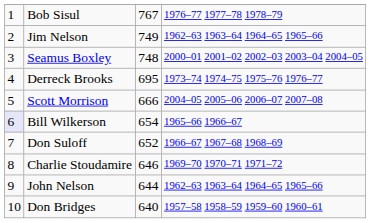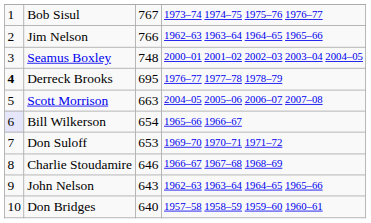(223, 15) 1976–77 1977–78 1978–79 -> (243, 15) 1973–74 1974–75 1975–76 1976–77
(148, 36) 749 -> (148, 36) 766
(11, 79) normal -> (11, 79) bold
(243, 79) 1973–74 1974–75 1975–76 1976–77 -> (223, 79) 1976–77 1977–78 1978–79
(148, 100) 666 -> (148, 100) 663
(148, 143) 652 -> (148, 143) 653
(223, 143) 1966–67 1967–68 1968–69 -> (223, 143) 1969–70 1970–71 1971–72
(223, 164) 1969–70 1970–71 1971–72 -> (223, 164) 1966–67 1967–68 1968–69
(148, 185) 644 -> (148, 185) 643
